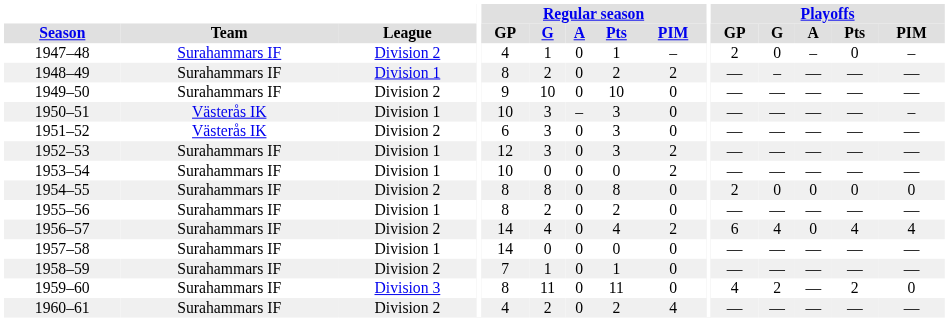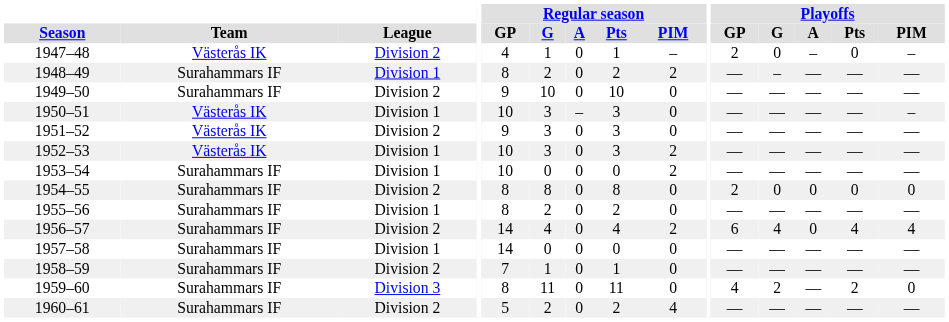(229, 53) Surahammars IF -> (229, 53) Västerås IK
(505, 131) 6 -> (505, 131) 9
(229, 151) Surahammars IF -> (229, 151) Västerås IK
(505, 151) 12 -> (505, 151) 10
(505, 307) 4 -> (505, 307) 5
